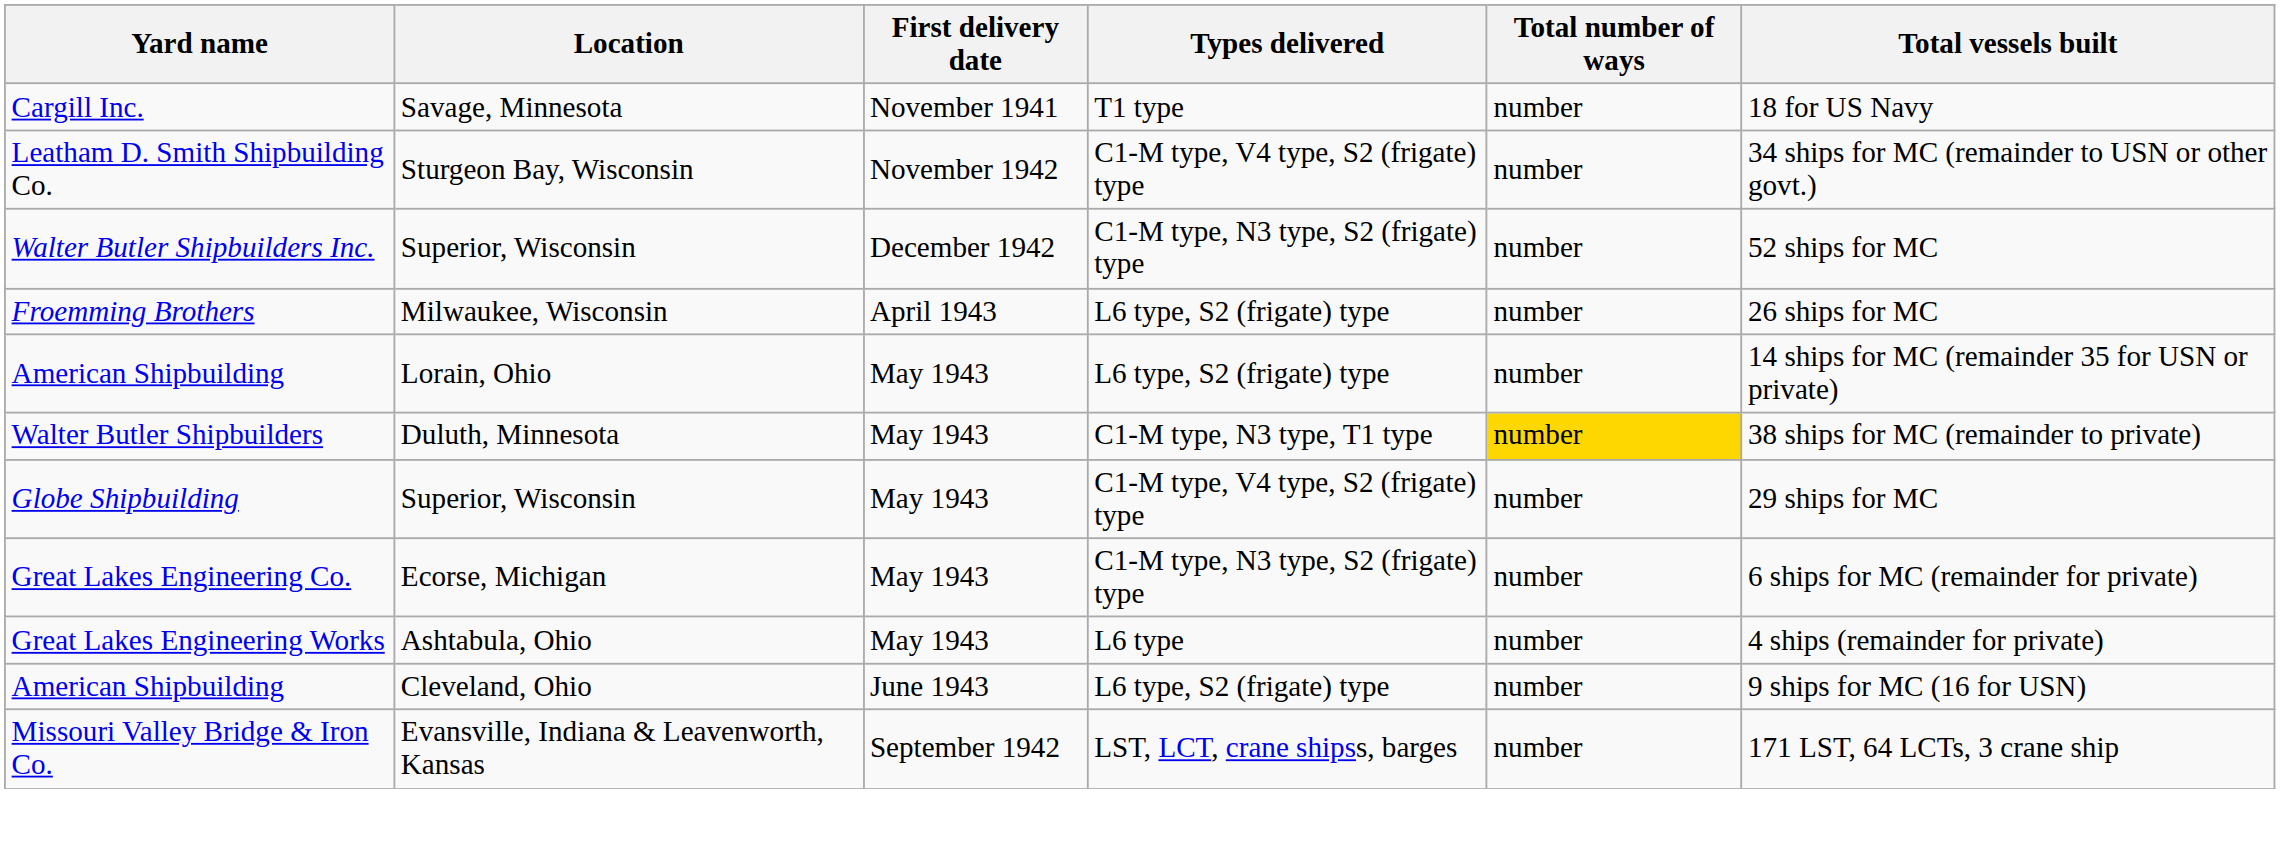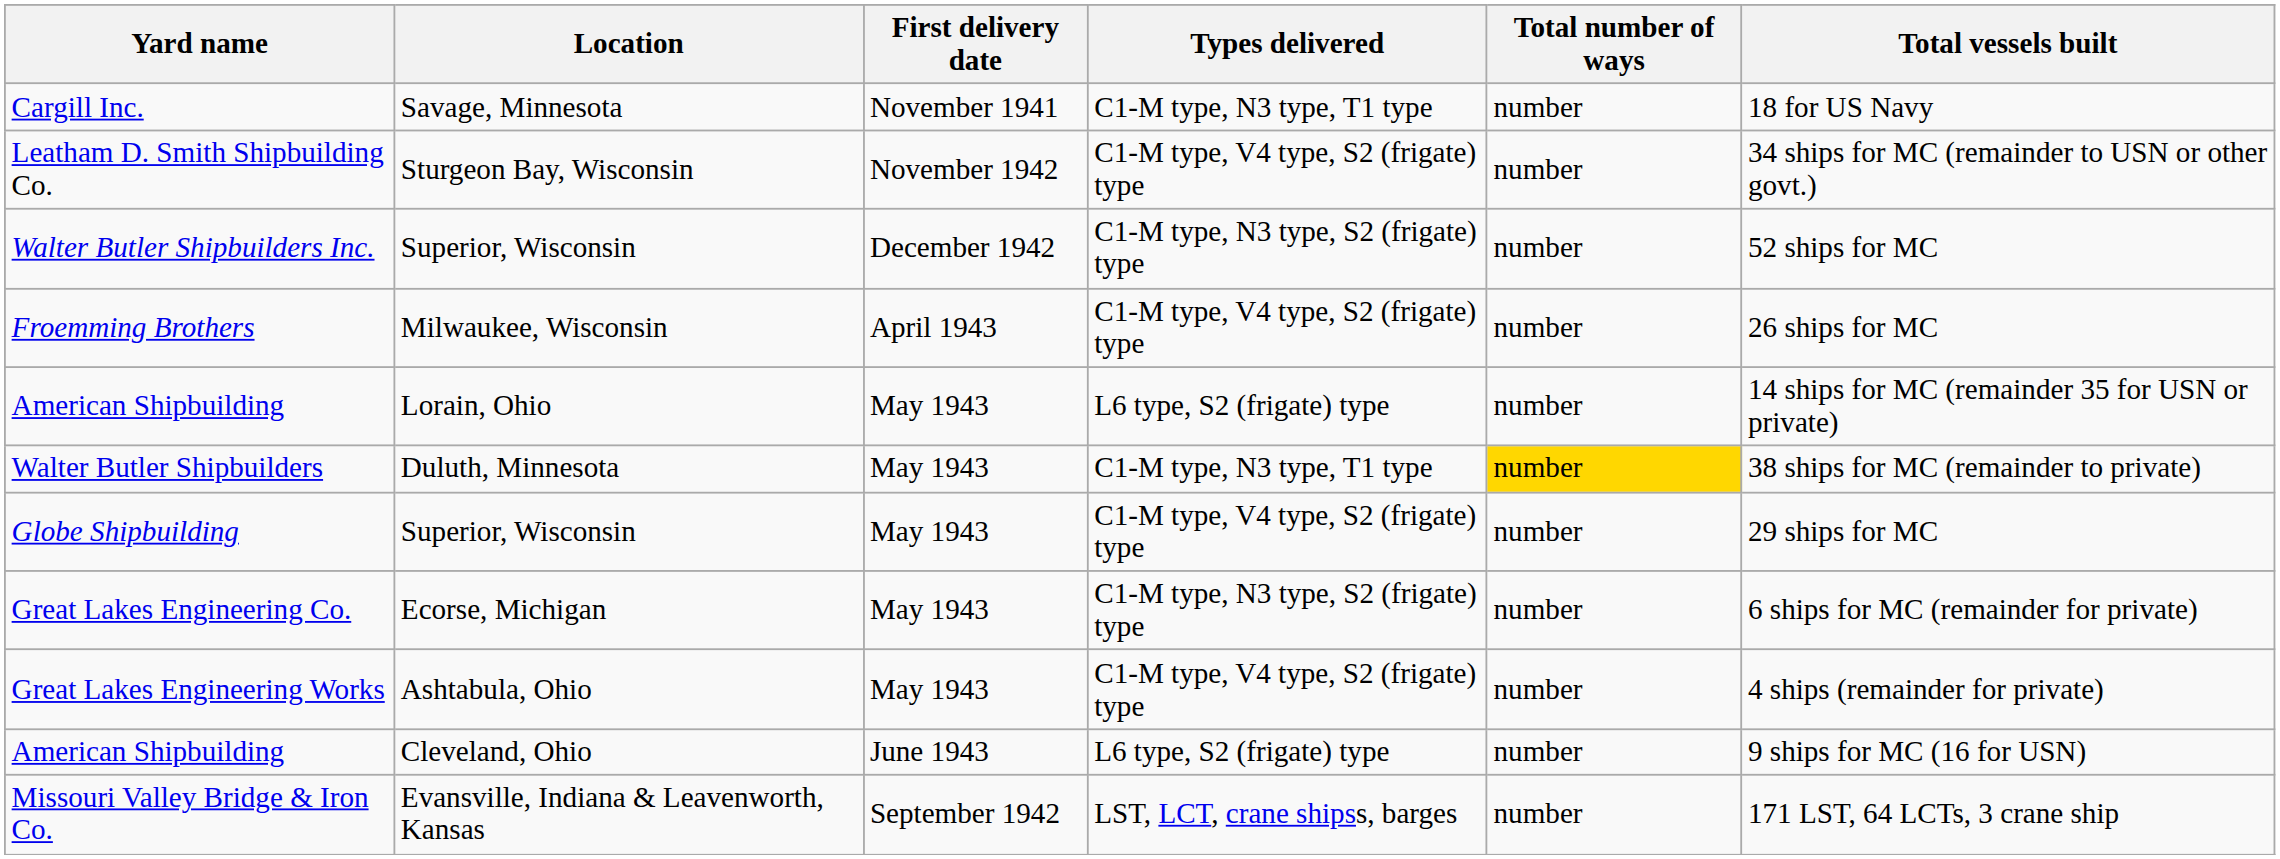(1139, 106) T1 type -> (1263, 106) C1-M type, N3 type, T1 type
(1242, 310) L6 type, S2 (frigate) type -> (1285, 326) C1-M type, V4 type, S2 (frigate) type
(1139, 639) L6 type -> (1285, 688) C1-M type, V4 type, S2 (frigate) type
